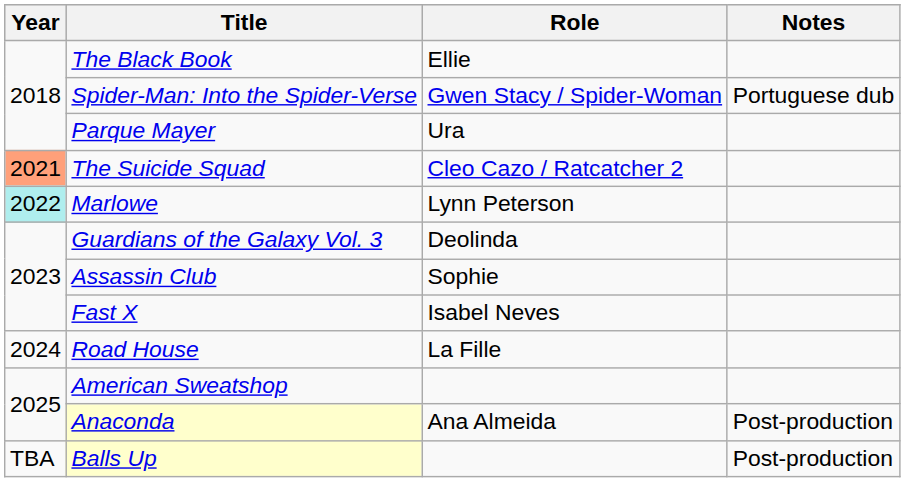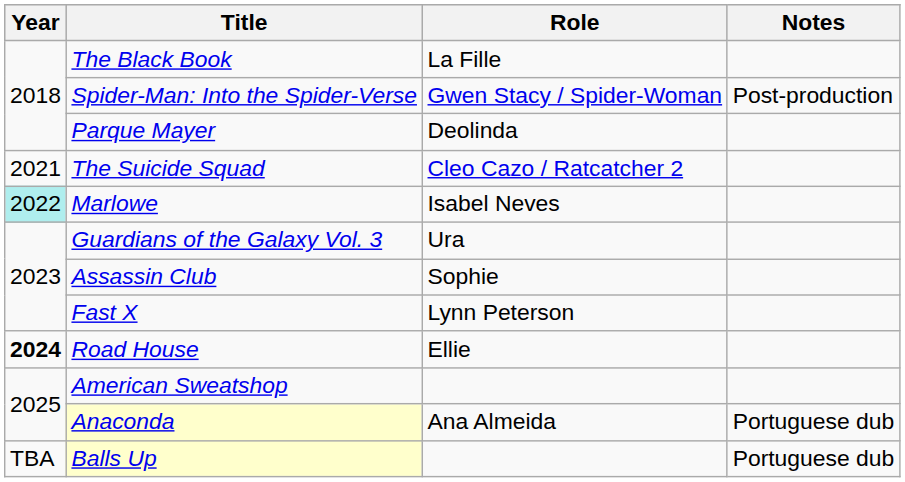(449, 58) Ellie -> (464, 58) La Fille
(813, 95) Portuguese dub -> (813, 95) Post-production
(446, 131) Ura -> (473, 131) Deolinda
(35, 167) lightsalmon background -> (35, 167) no background
(501, 204) Lynn Peterson -> (494, 204) Isabel Neves
(473, 240) Deolinda -> (446, 240) Ura
(494, 312) Isabel Neves -> (501, 312) Lynn Peterson
(35, 349) normal -> (35, 349) bold
(464, 349) La Fille -> (449, 349) Ellie
(813, 421) Post-production -> (813, 421) Portuguese dub
(813, 458) Post-production -> (813, 458) Portuguese dub
